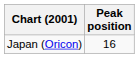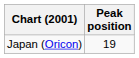(109, 44) 16 -> (109, 44) 19
